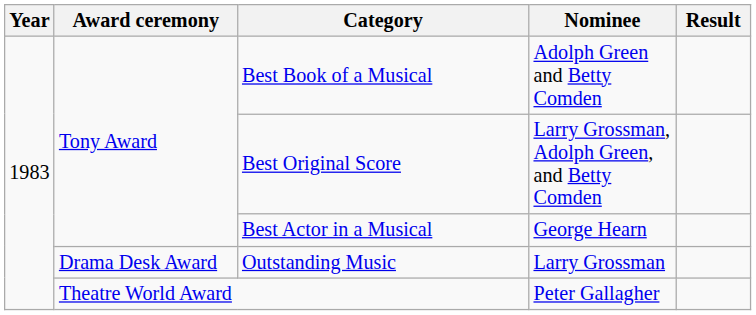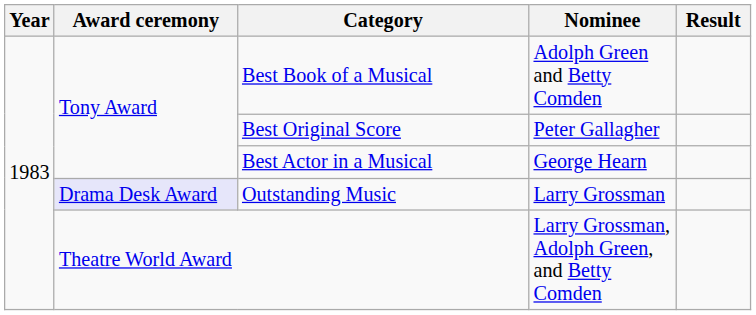(602, 163) Larry Grossman, Adolph Green, and Betty Comden -> (596, 129) Peter Gallagher
(138, 261) no background -> (138, 193) lavender background
(596, 293) Peter Gallagher -> (602, 259) Larry Grossman, Adolph Green, and Betty Comden
